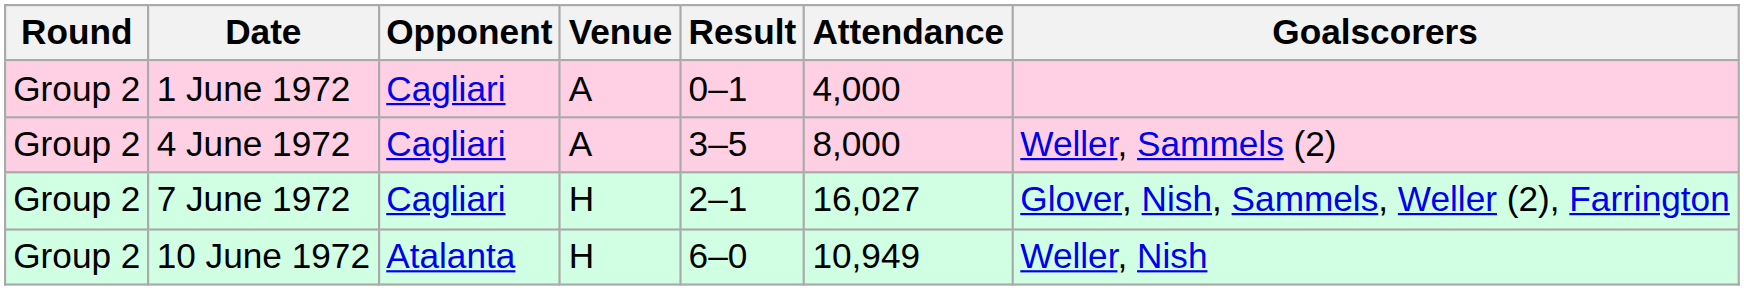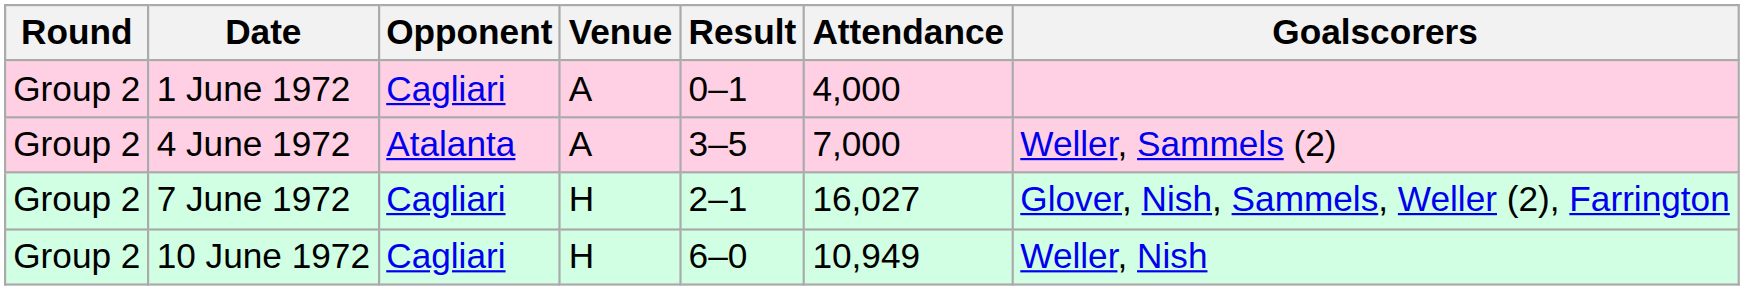(446, 144) Cagliari -> (451, 144) Atalanta
(856, 144) 8,000 -> (856, 144) 7,000
(451, 255) Atalanta -> (446, 255) Cagliari
